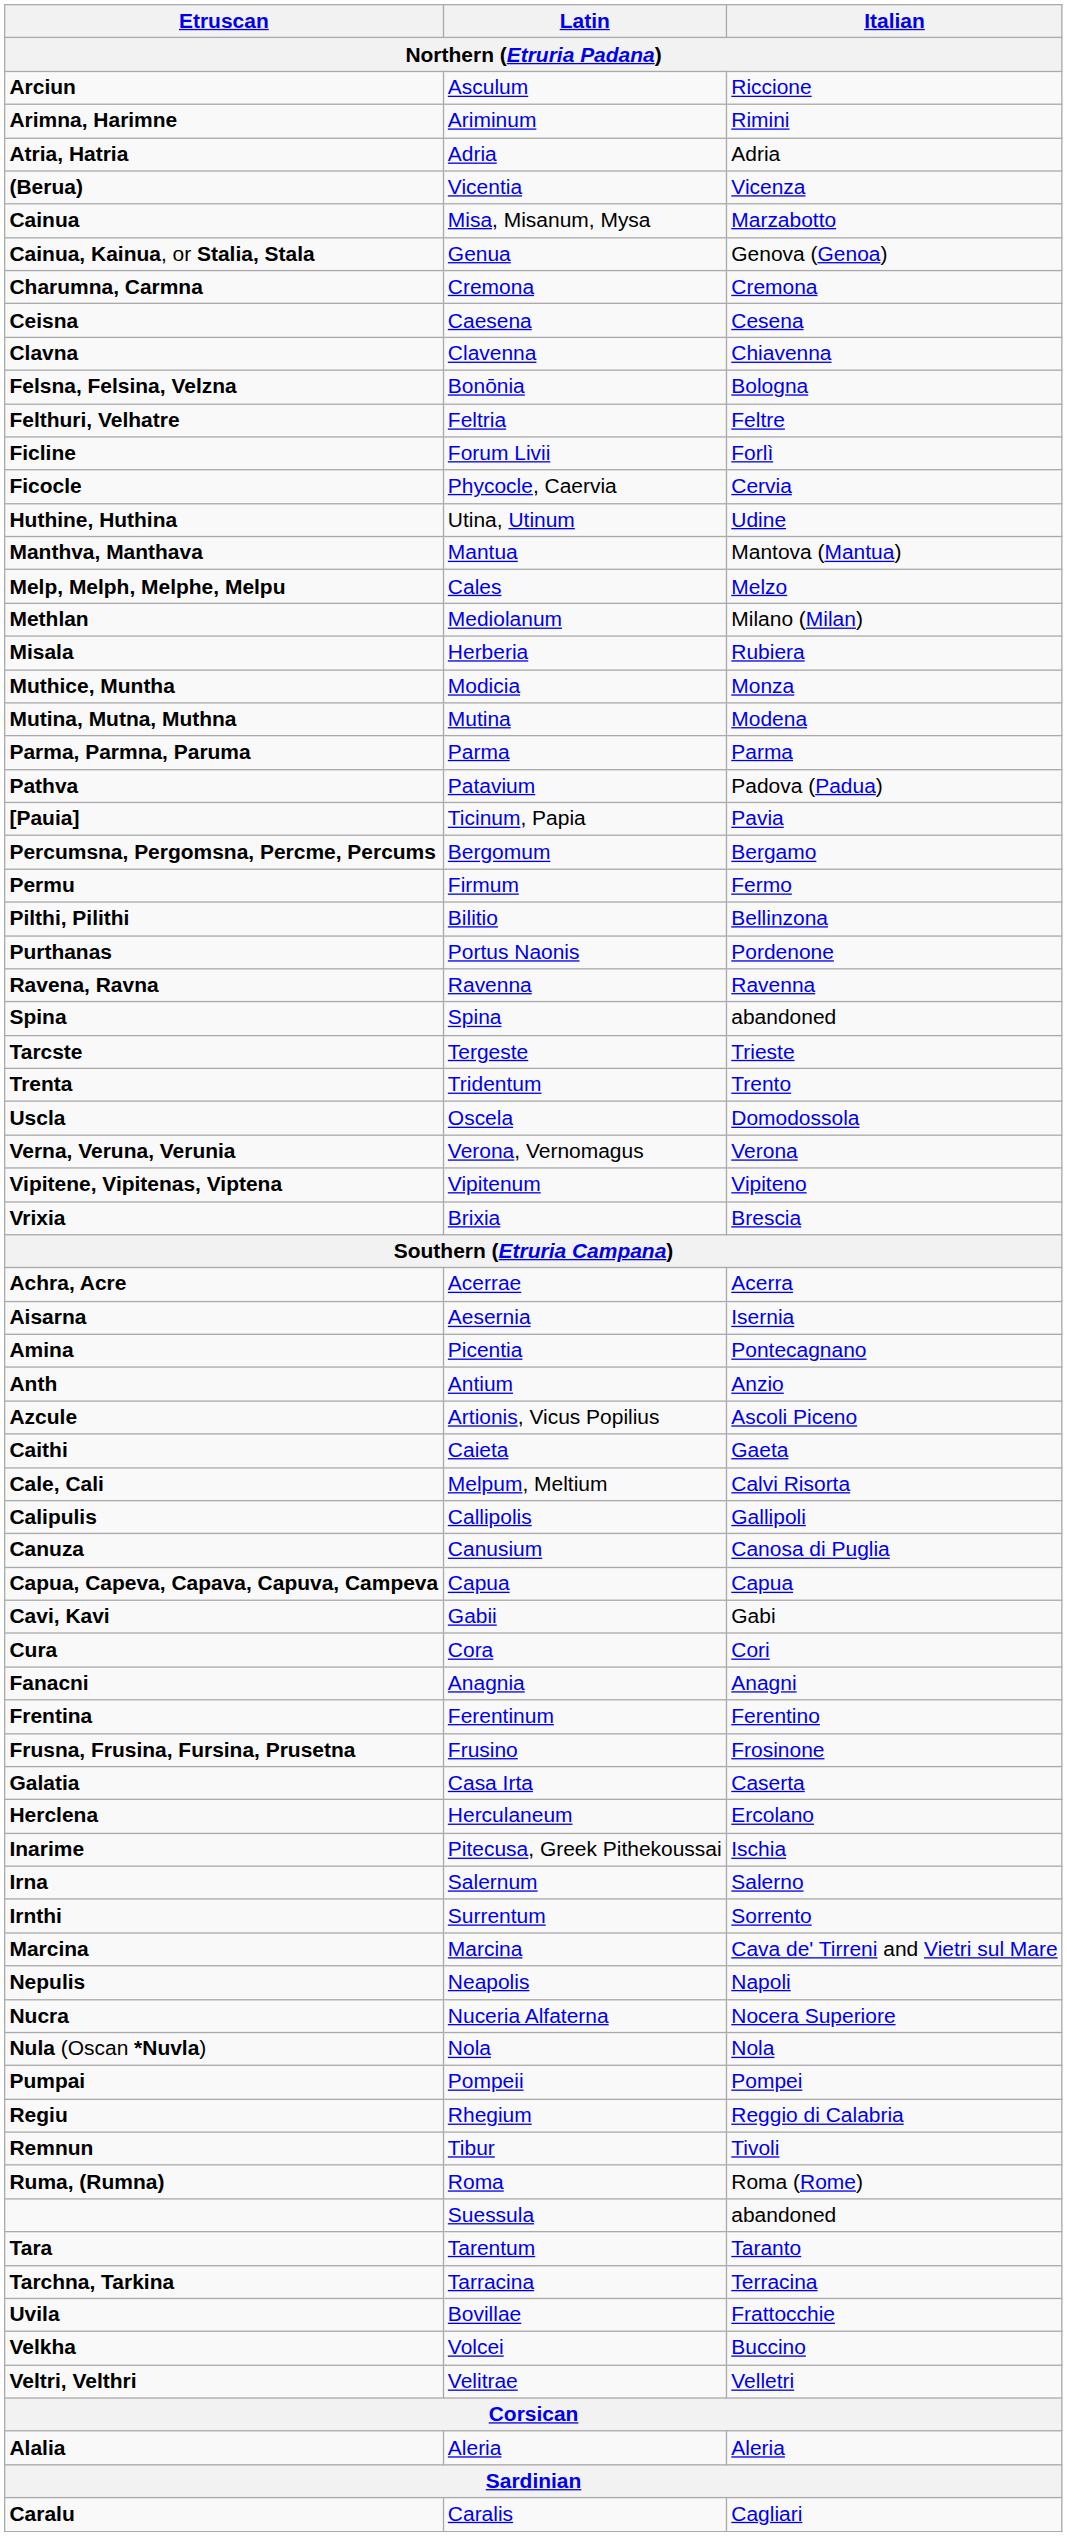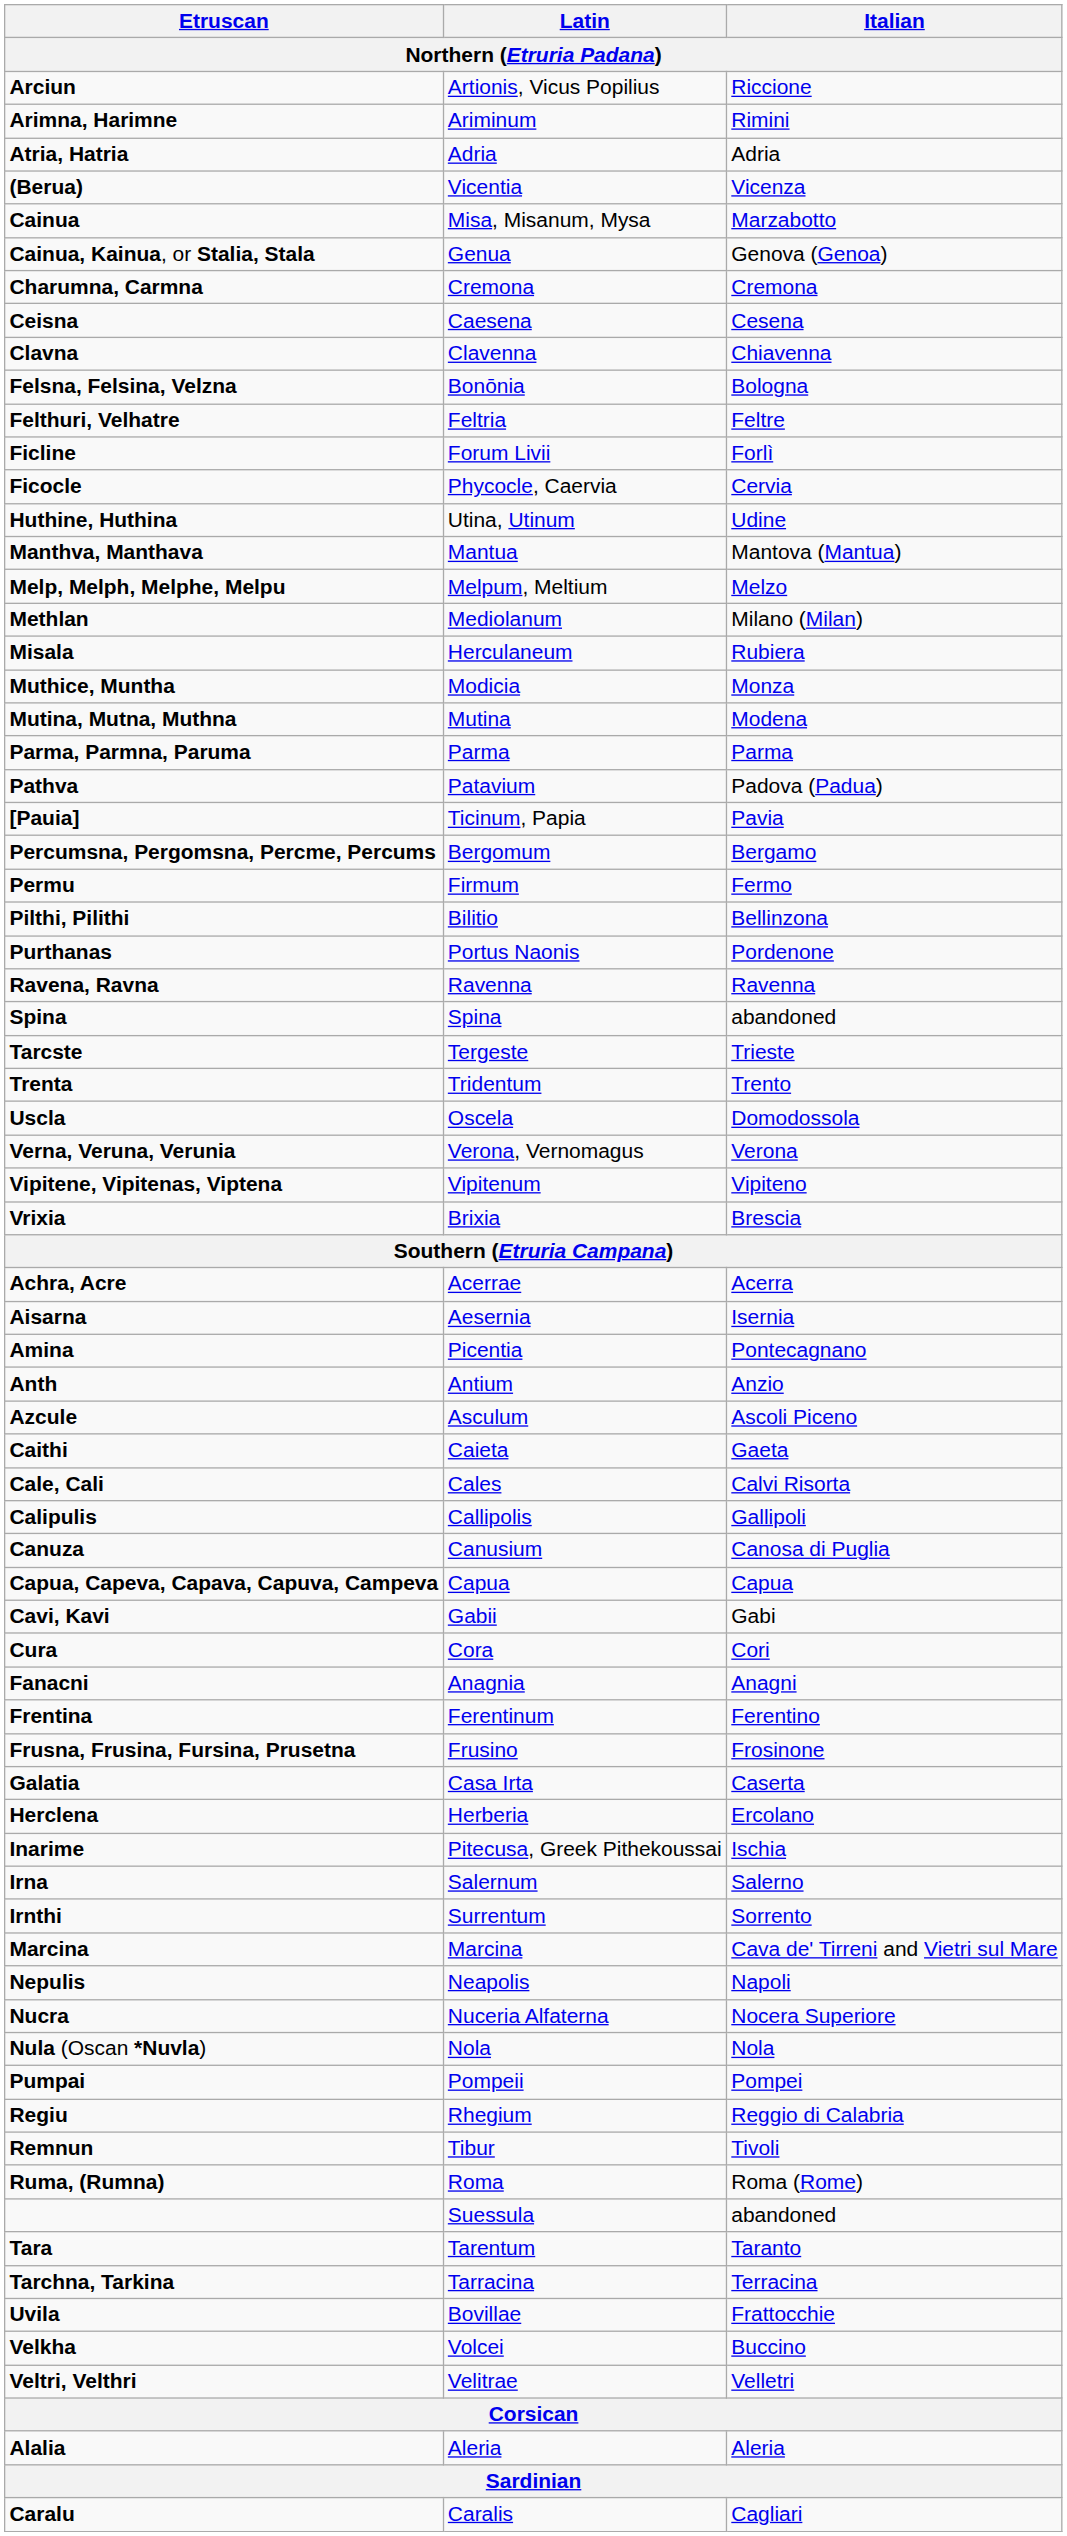(488, 87) Asculum -> (554, 87) Artionis, Vicus Popilius
(475, 586) Cales -> (528, 586) Melpum, Meltium
(488, 652) Herberia -> (510, 652) Herculaneum
(554, 1417) Artionis, Vicus Popilius -> (488, 1417) Asculum
(528, 1483) Melpum, Meltium -> (475, 1483) Cales
(510, 1816) Herculaneum -> (488, 1816) Herberia
